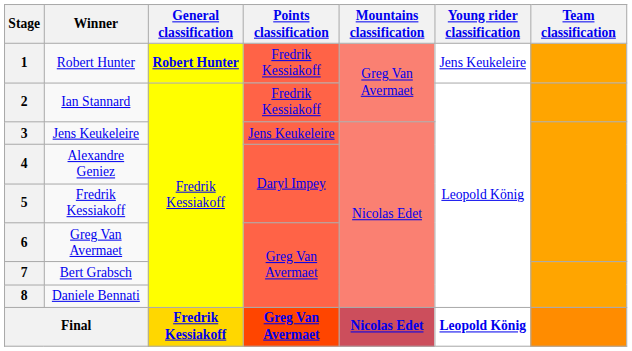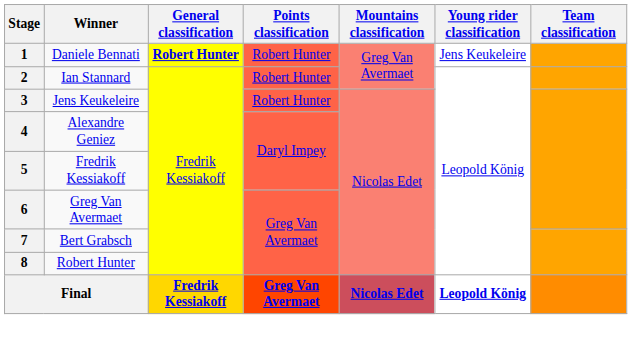(96, 63) Robert Hunter -> (96, 55) Daniele Bennati
(291, 63) Fredrik Kessiakoff -> (291, 55) Robert Hunter
(291, 102) Fredrik Kessiakoff -> (291, 78) Robert Hunter
(291, 133) Jens Keukeleire -> (291, 100) Robert Hunter
(96, 296) Daniele Bennati -> (96, 263) Robert Hunter
